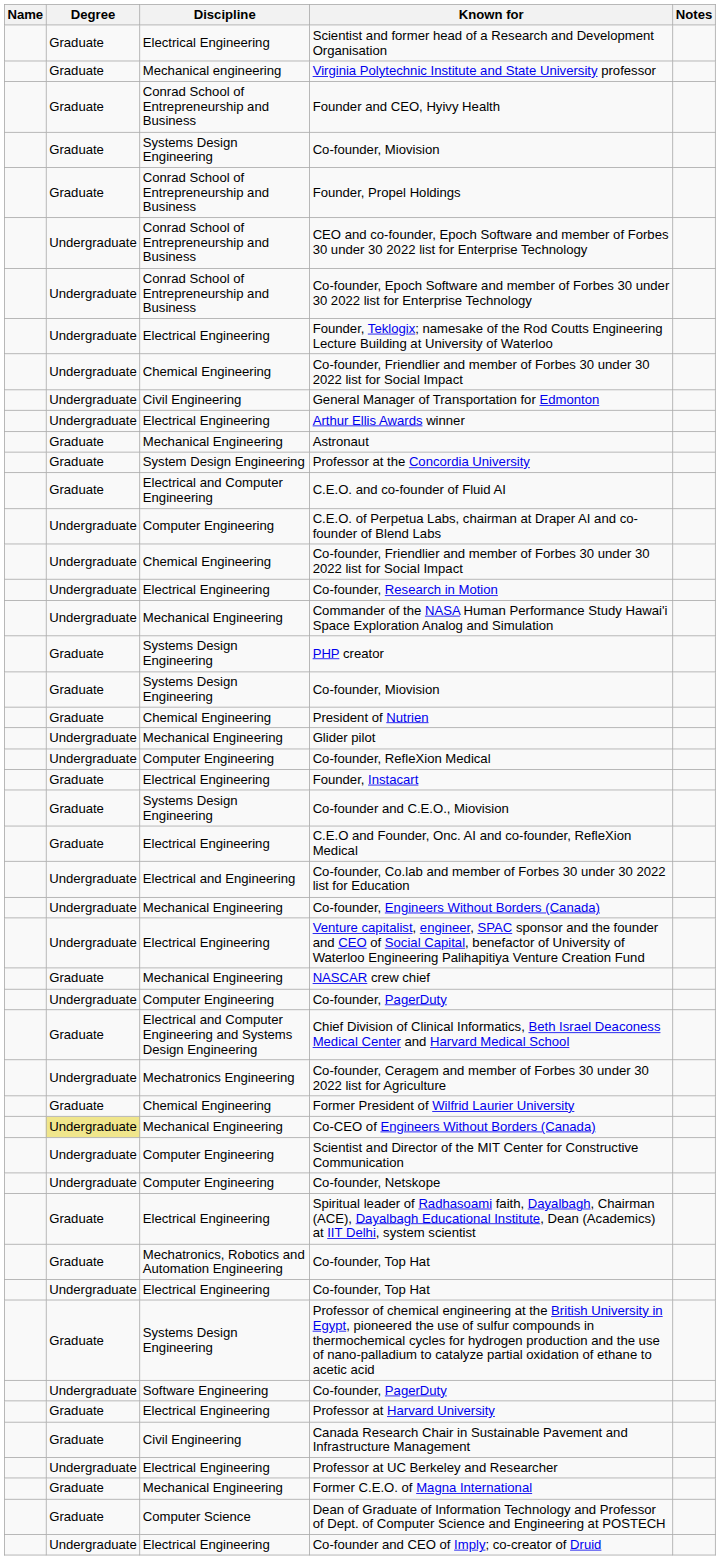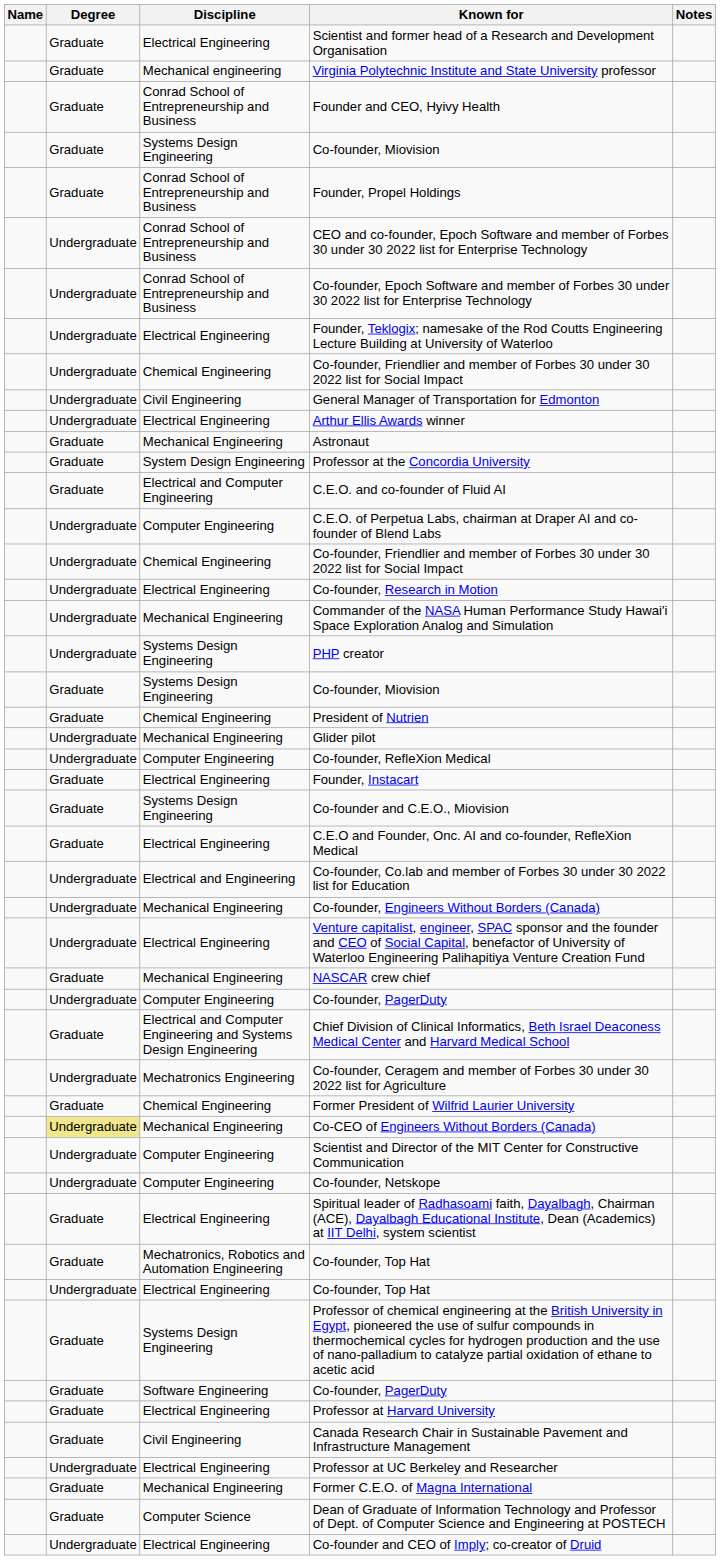(77, 653) Graduate -> (93, 653) Undergraduate
(93, 1390) Undergraduate -> (77, 1390) Graduate
